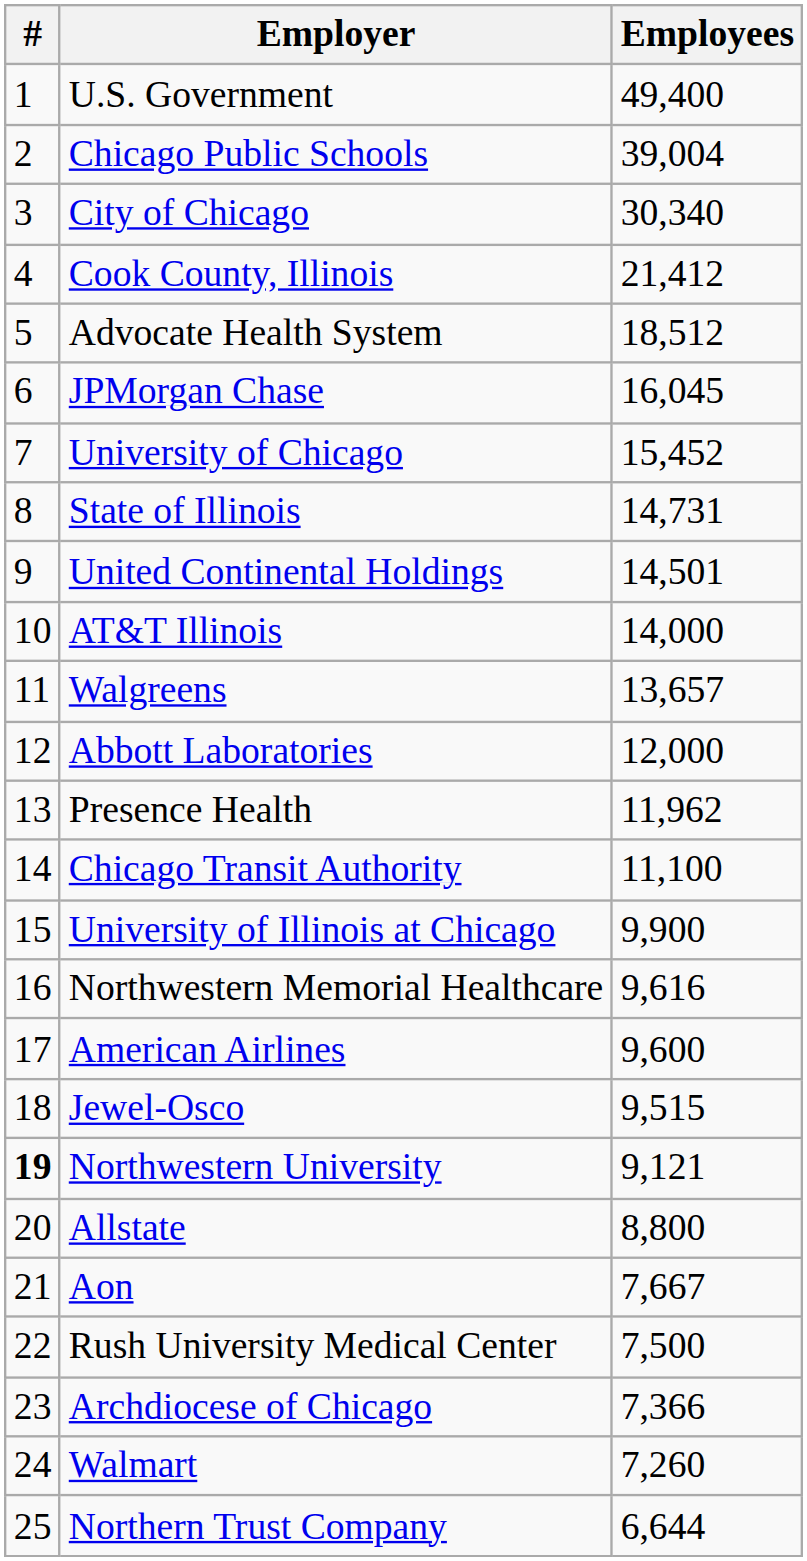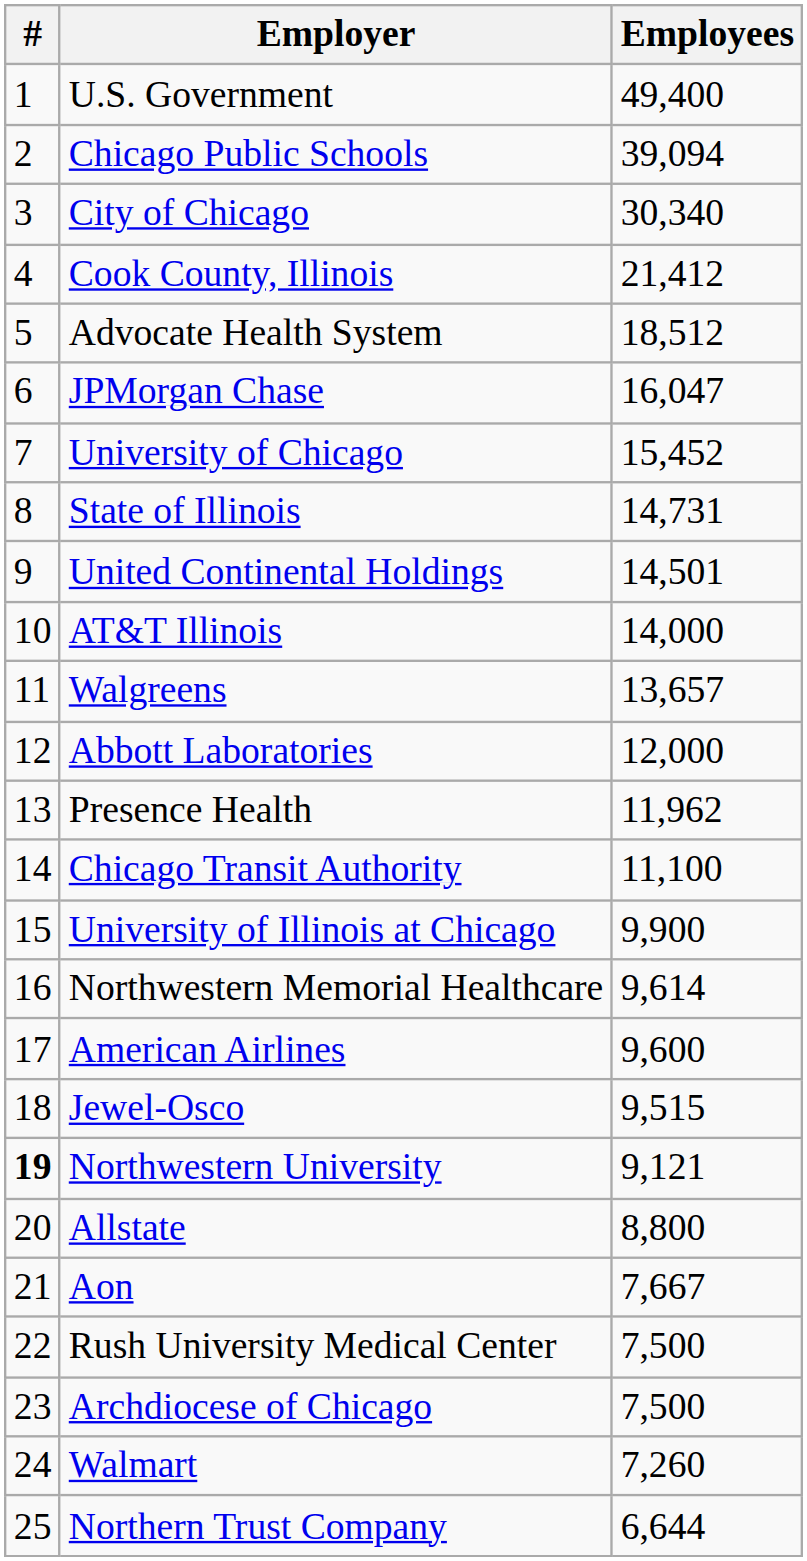(672, 153) 39,004 -> (672, 153) 39,094
(672, 392) 16,045 -> (672, 392) 16,047
(663, 988) 9,616 -> (663, 988) 9,614
(663, 1405) 7,366 -> (663, 1405) 7,500
